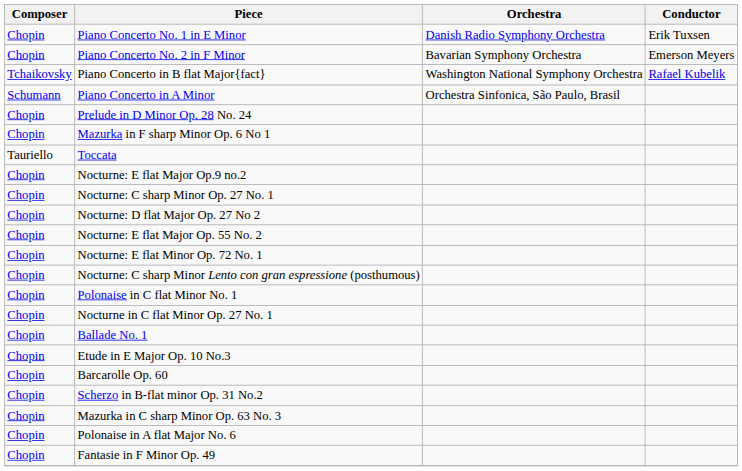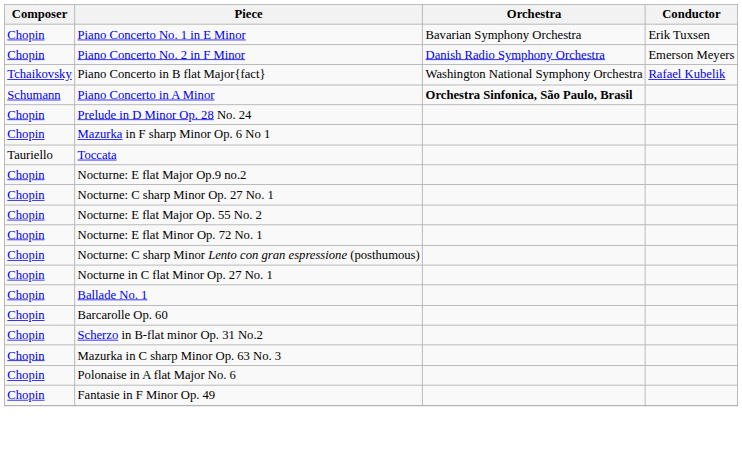(515, 34) Danish Radio Symphony Orchestra -> (503, 34) Bavarian Symphony Orchestra
(503, 54) Bavarian Symphony Orchestra -> (515, 54) Danish Radio Symphony Orchestra
(523, 94) normal -> (529, 94) bold
- row: (169, 214)
- row: (157, 295)
- row: (154, 355)
